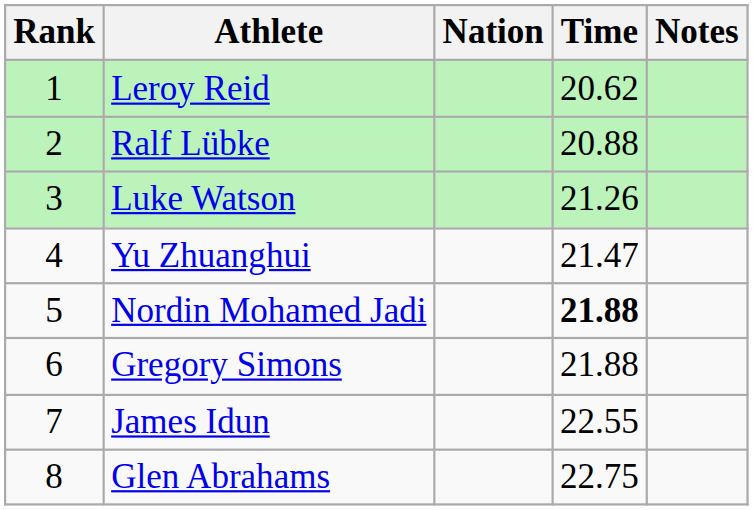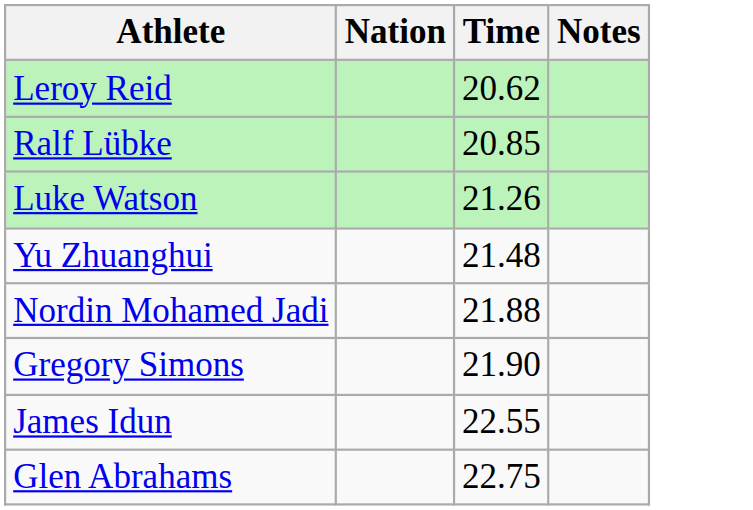- column: (54, 32)
(599, 143) 20.88 -> (501, 143) 20.85
(599, 254) 21.47 -> (501, 254) 21.48
(599, 310) bold -> (501, 310) normal
(599, 365) 21.88 -> (501, 365) 21.90
